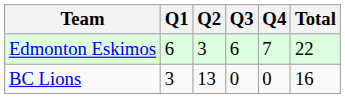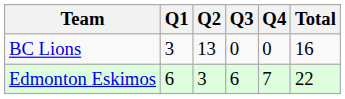rows swapped: (45, 78) <-> (82, 49)
